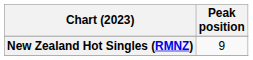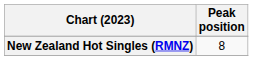(222, 45) 9 -> (222, 45) 8
